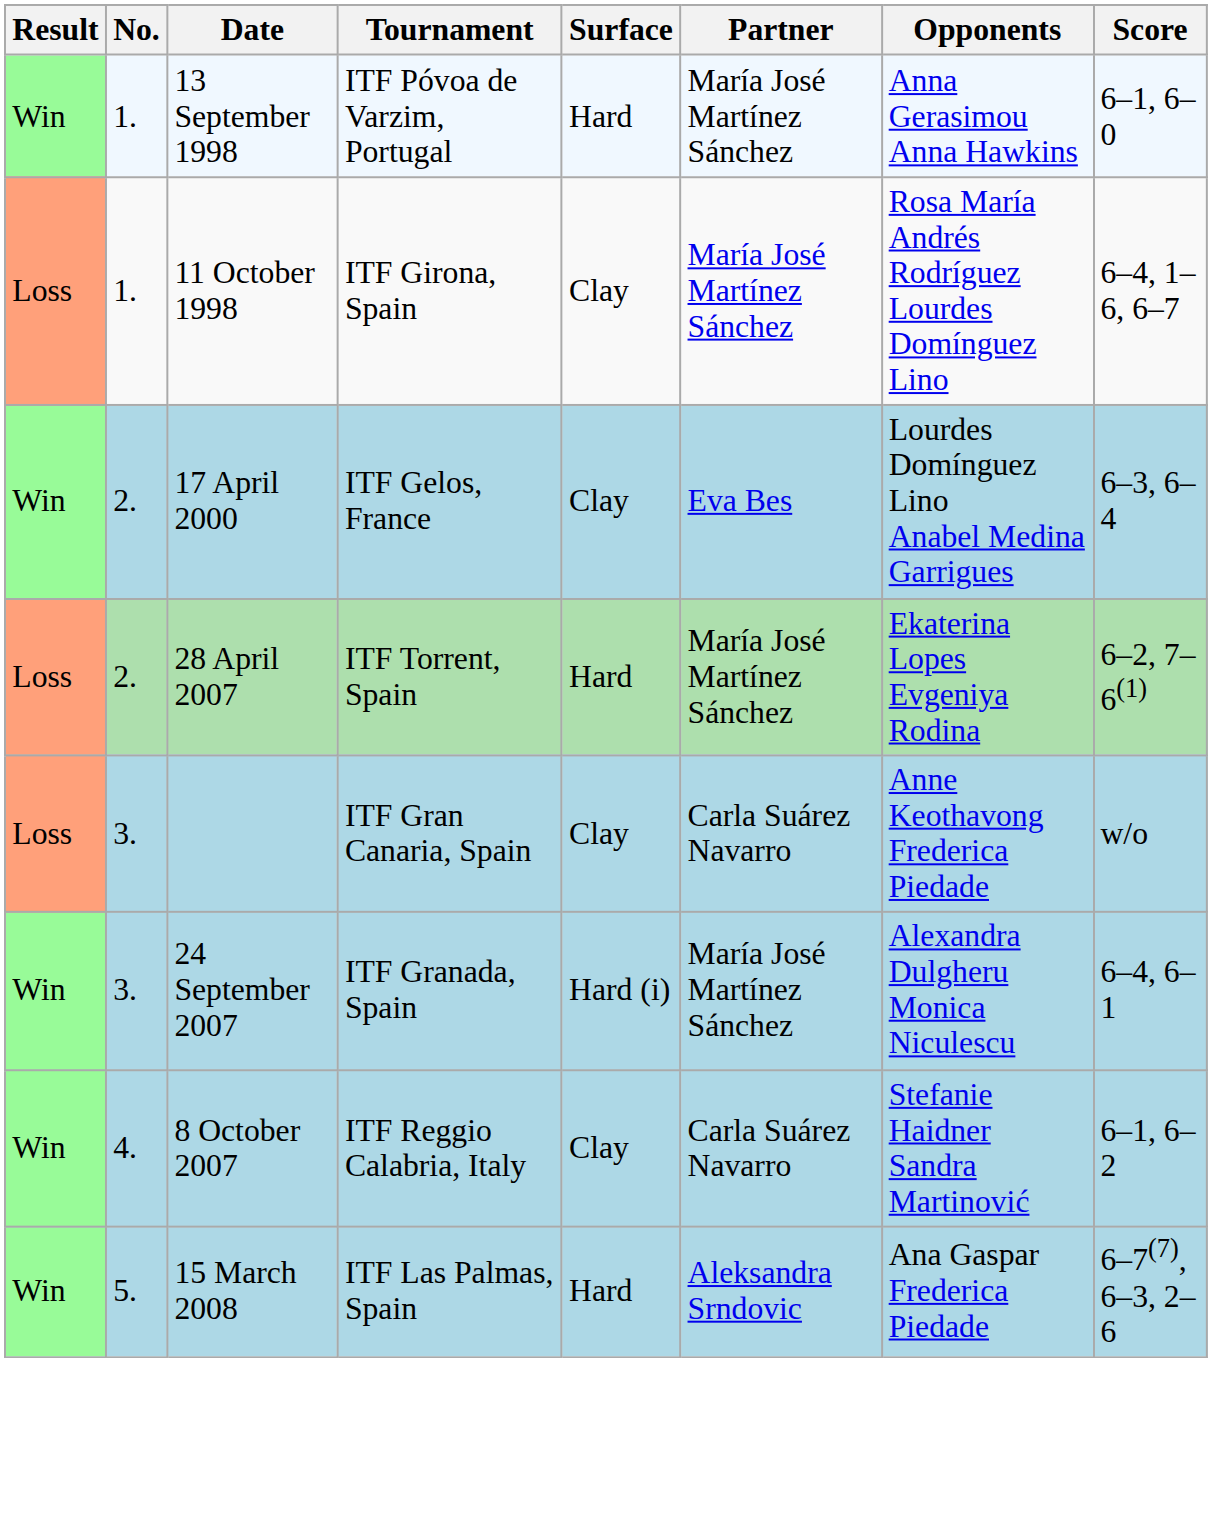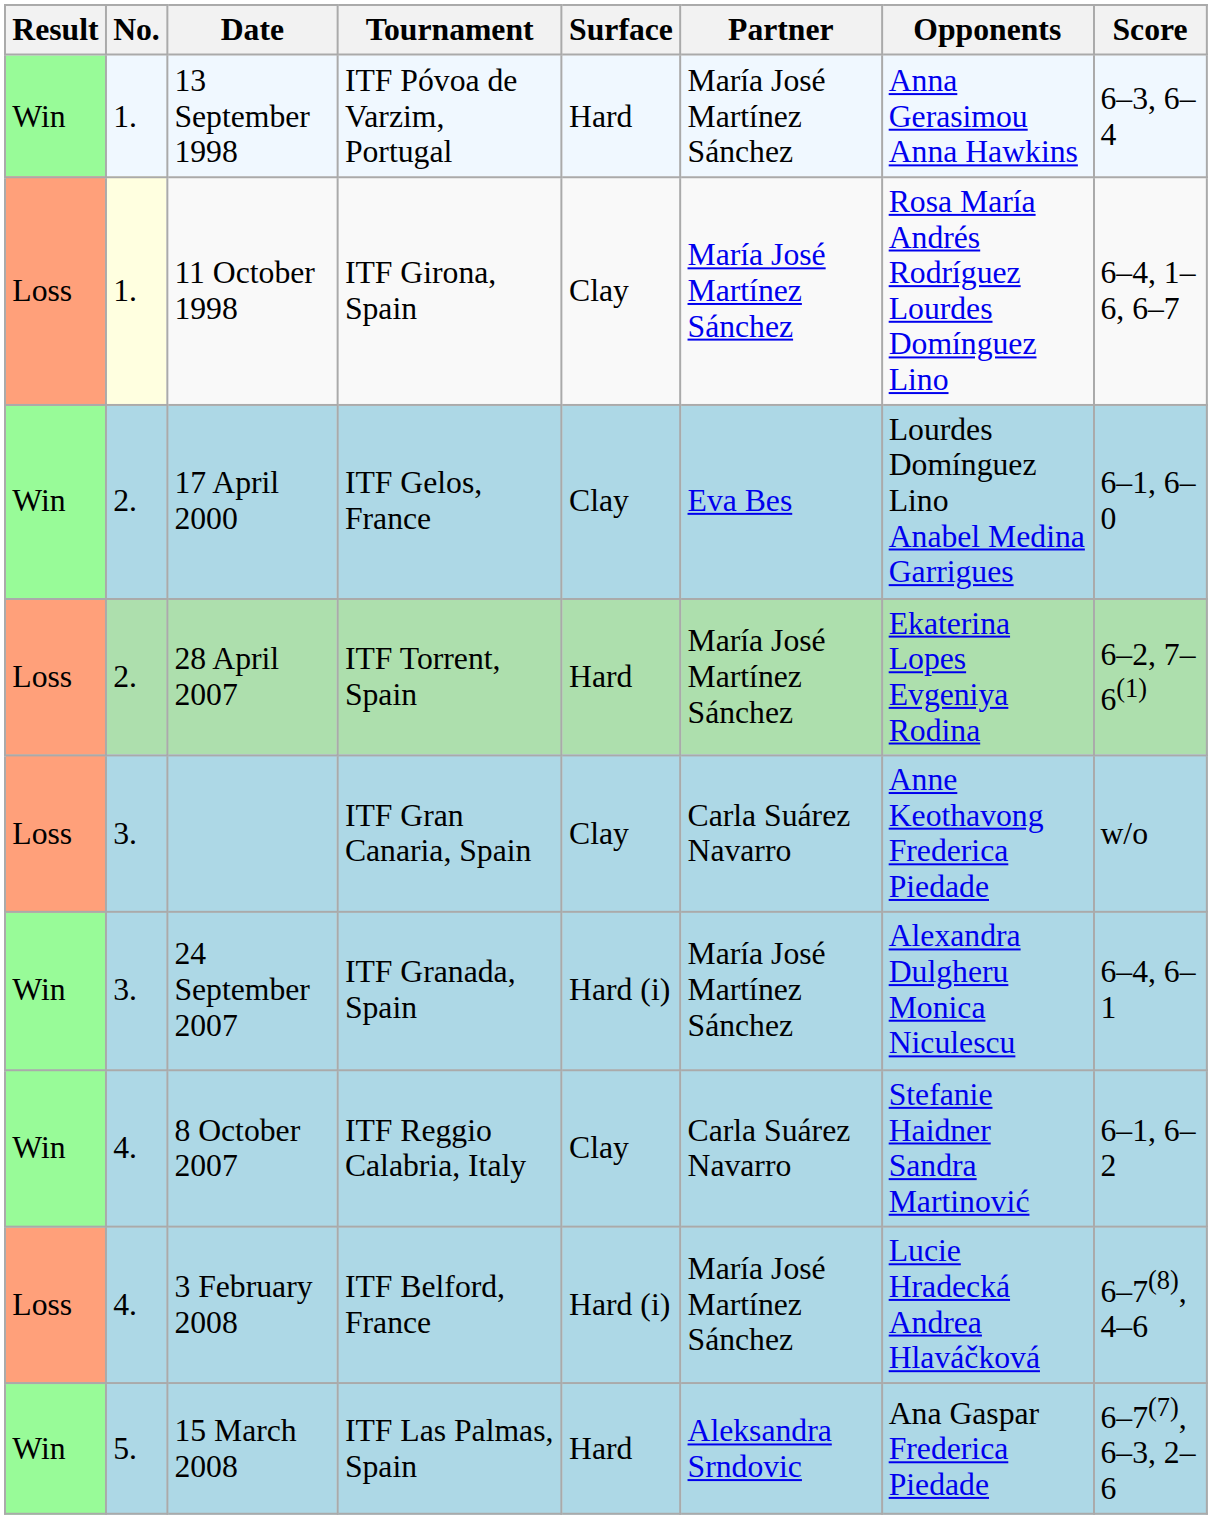(1148, 115) 6–1, 6–0 -> (1148, 115) 6–3, 6–4
(125, 290) no background -> (125, 290) lightyellow background
(1148, 501) 6–3, 6–4 -> (1148, 501) 6–1, 6–0
+ row: (243, 1304)
